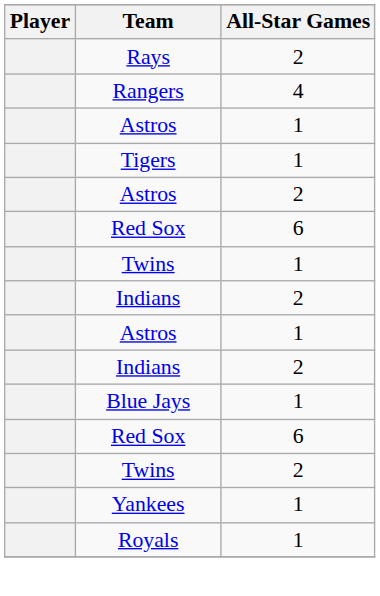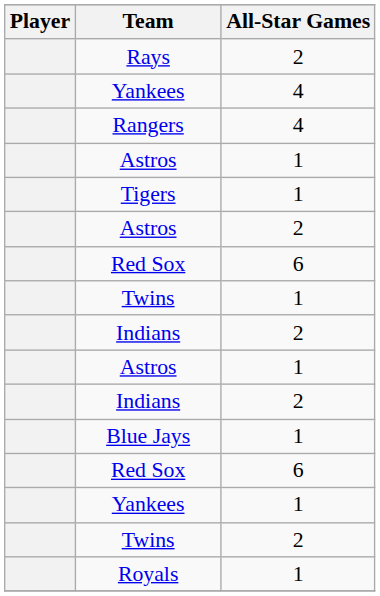+ row: (148, 90)
rows swapped: (148, 470) <-> (148, 504)
